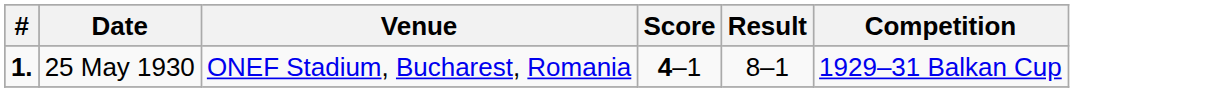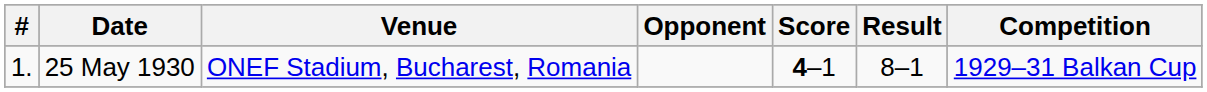+ column: (705, 26)
(22, 67) bold -> (22, 67) normal
